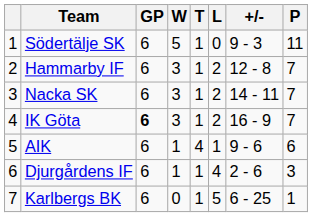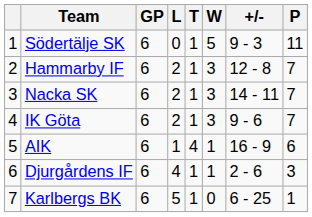columns swapped: (179, 17) <-> (217, 17)
(145, 120) bold -> (145, 120) normal
(250, 120) 16 - 9 -> (246, 120) 9 - 6
(246, 146) 9 - 6 -> (250, 146) 16 - 9
